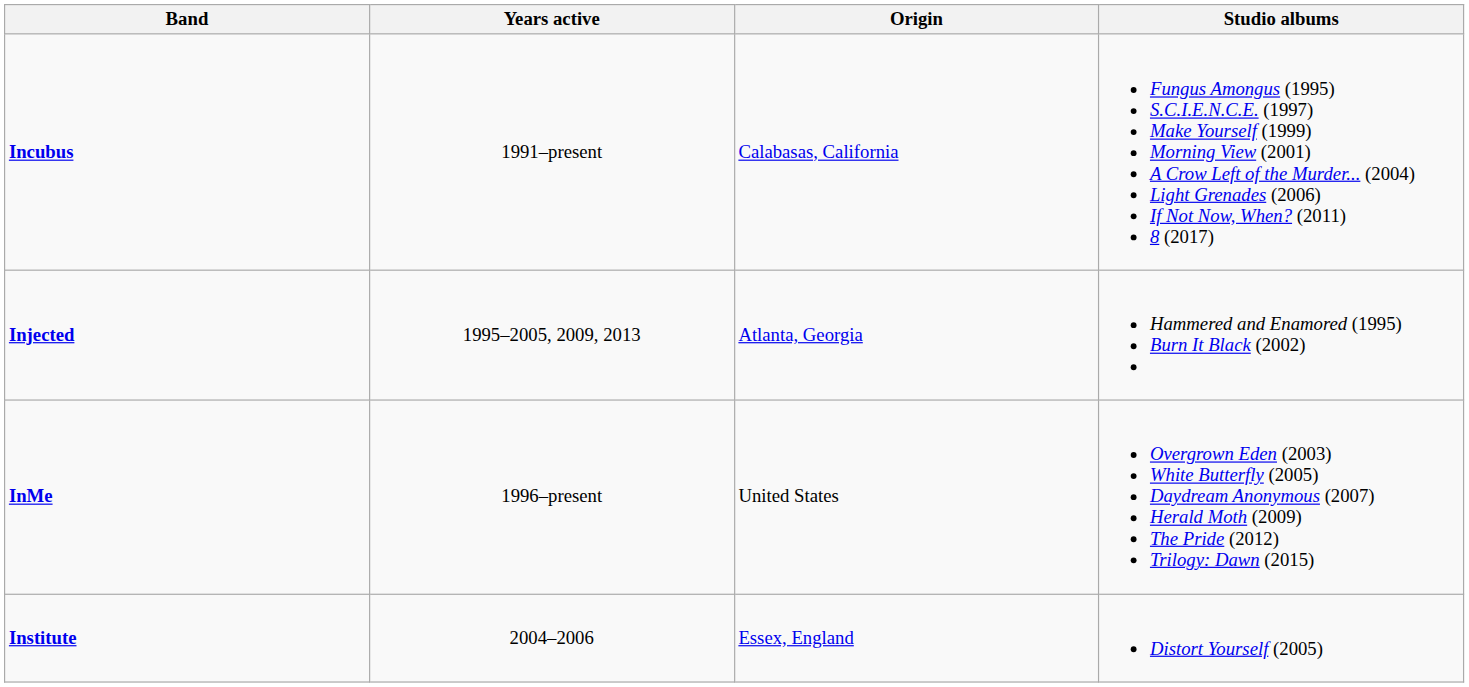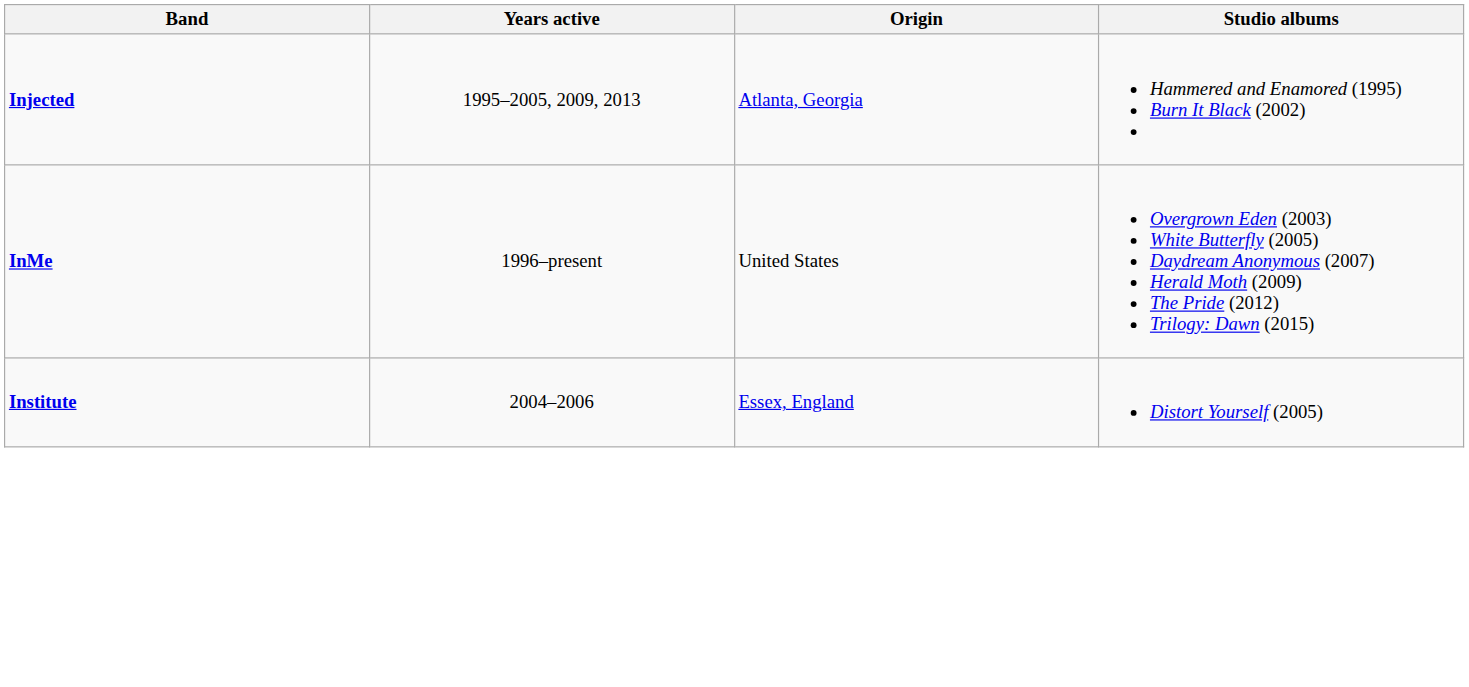- row: (41, 151)
